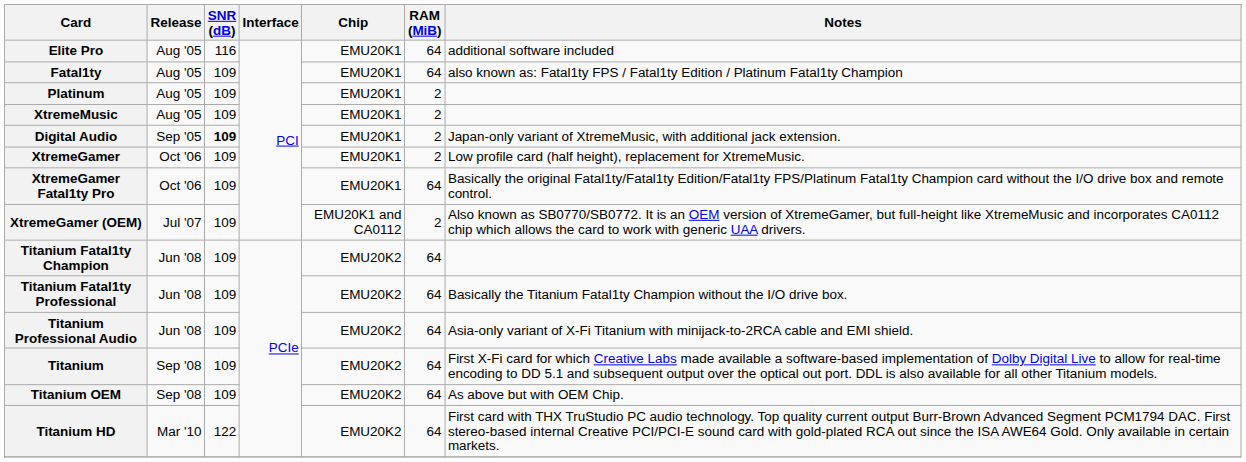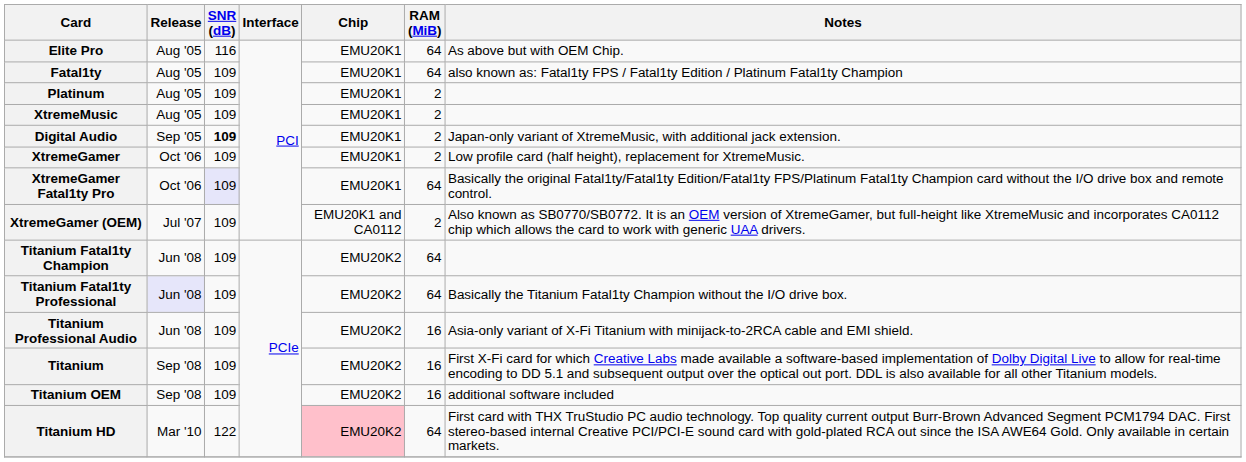(531, 51) additional software included -> (536, 51) As above but with OEM Chip.
(225, 186) no background -> (225, 186) lavender background
(180, 294) no background -> (180, 294) lavender background
(434, 330) 64 -> (434, 330) 16
(434, 366) 64 -> (434, 366) 16
(434, 395) 64 -> (434, 395) 16
(536, 395) As above but with OEM Chip. -> (531, 395) additional software included
(371, 431) no background -> (371, 431) pink background
